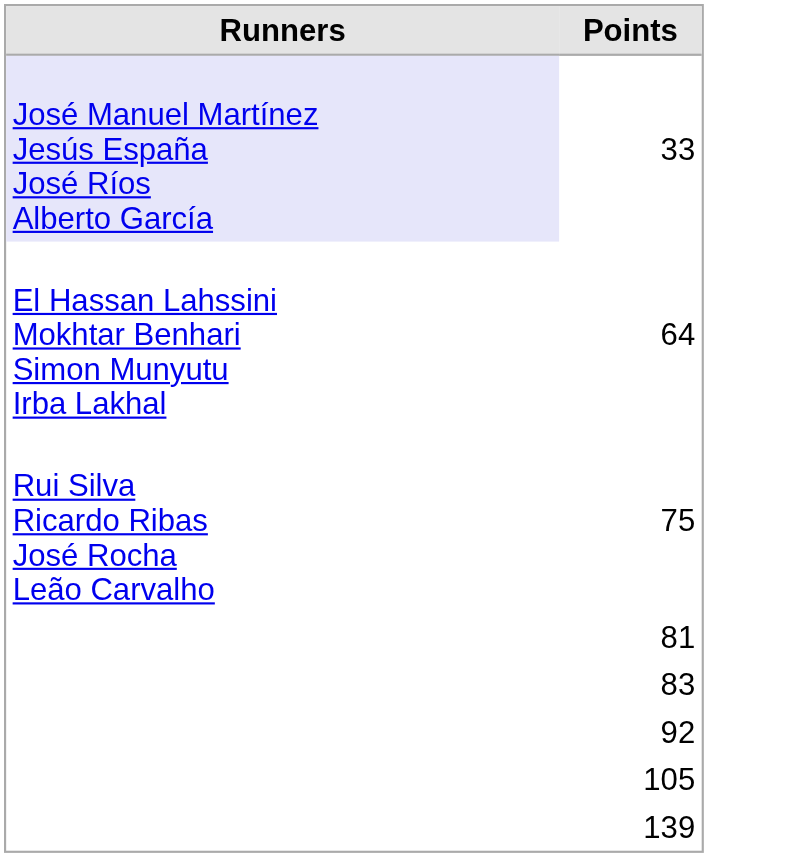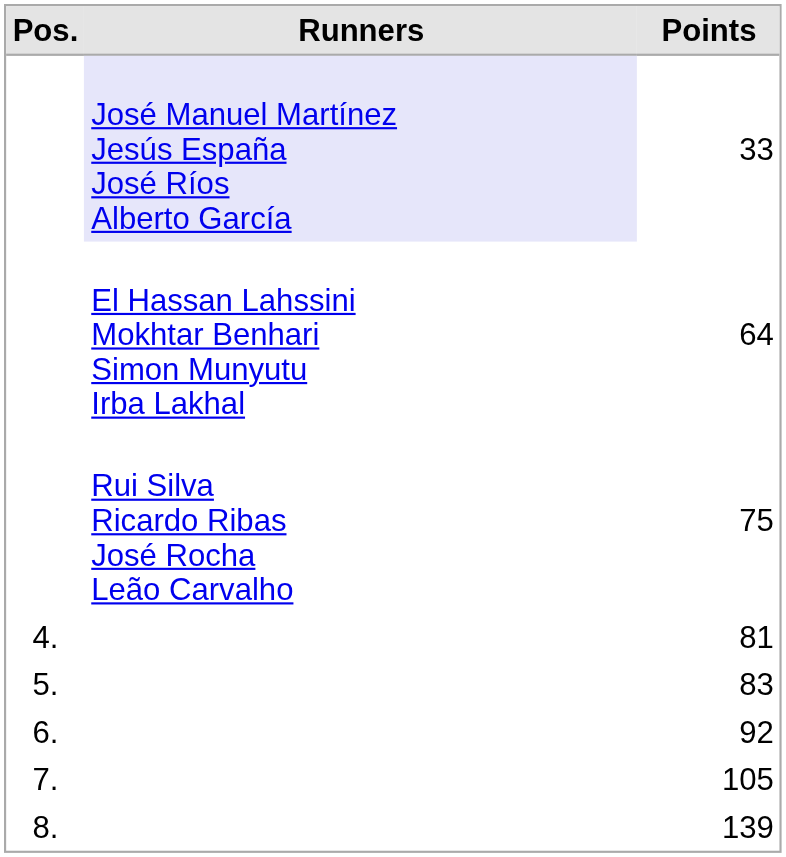+ column: (45, 30)
